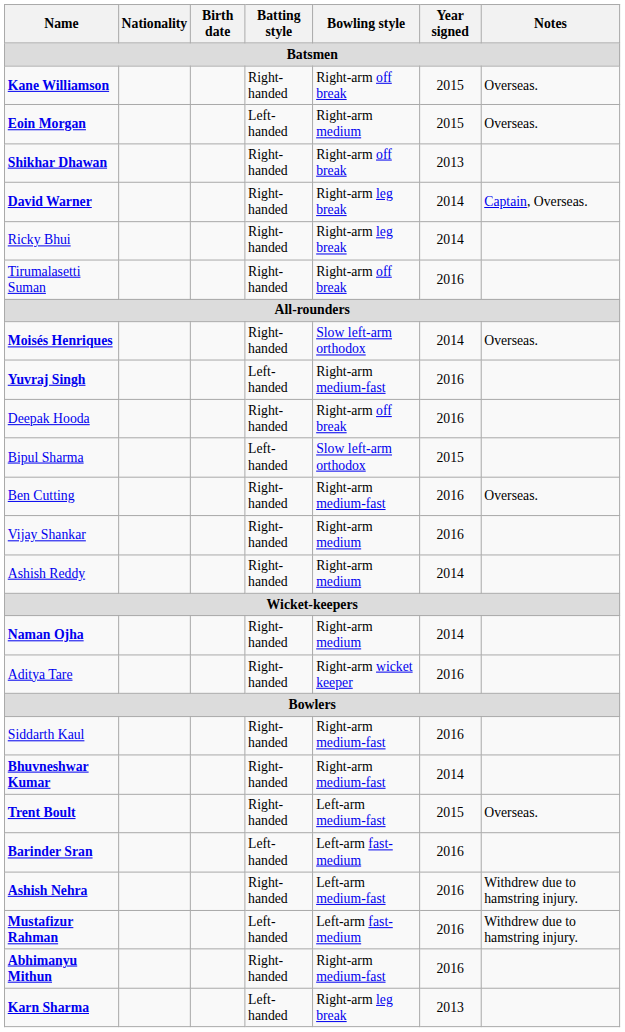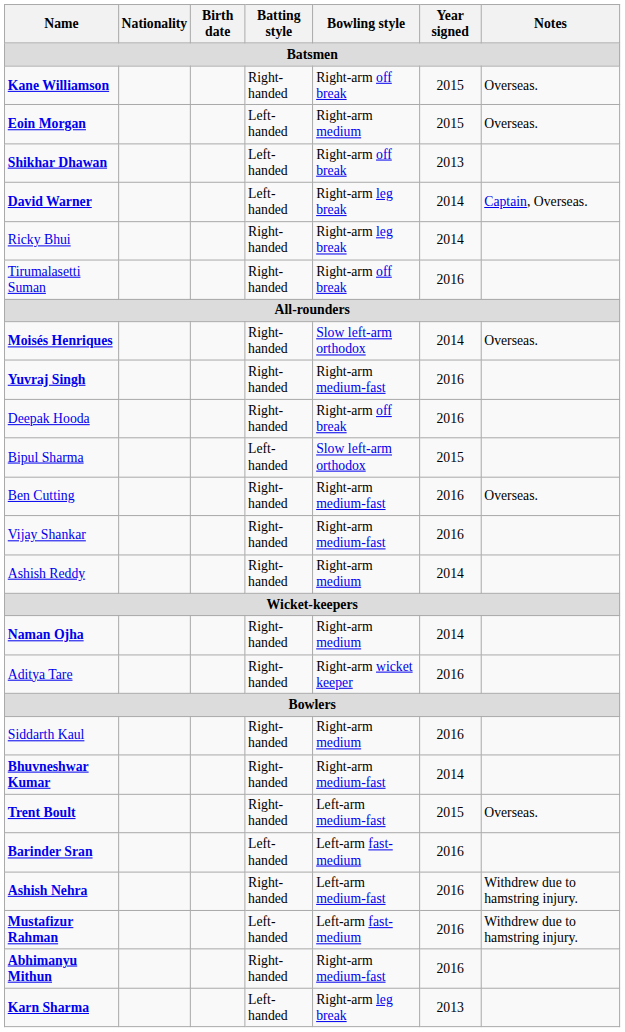(268, 162) Right-handed -> (268, 162) Left-handed
(268, 201) Right-handed -> (268, 201) Left-handed
(268, 379) Left-handed -> (268, 379) Right-handed
(344, 534) Right-arm medium -> (351, 534) Right-arm medium-fast
(351, 735) Right-arm medium-fast -> (344, 735) Right-arm medium
